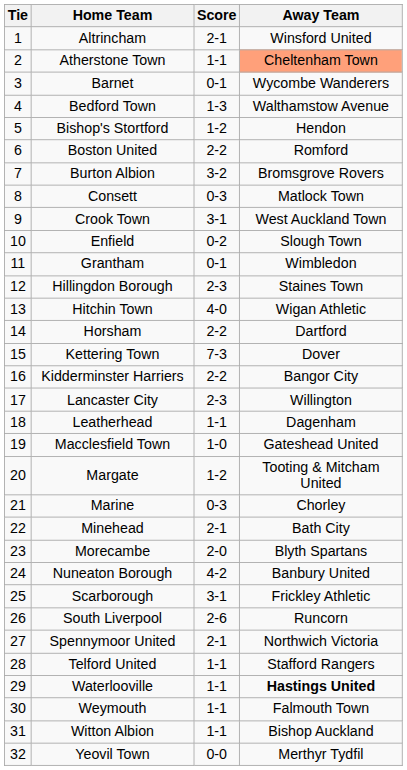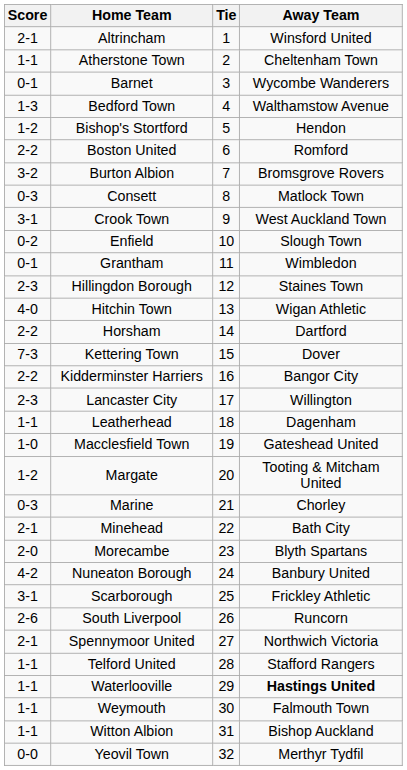columns swapped: (18, 15) <-> (217, 15)
(321, 60) lightsalmon background -> (321, 60) no background
